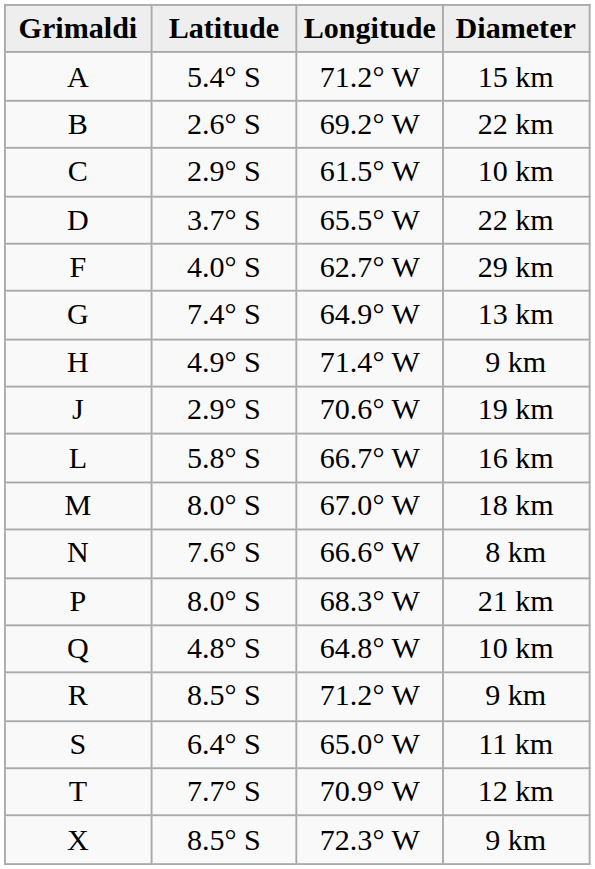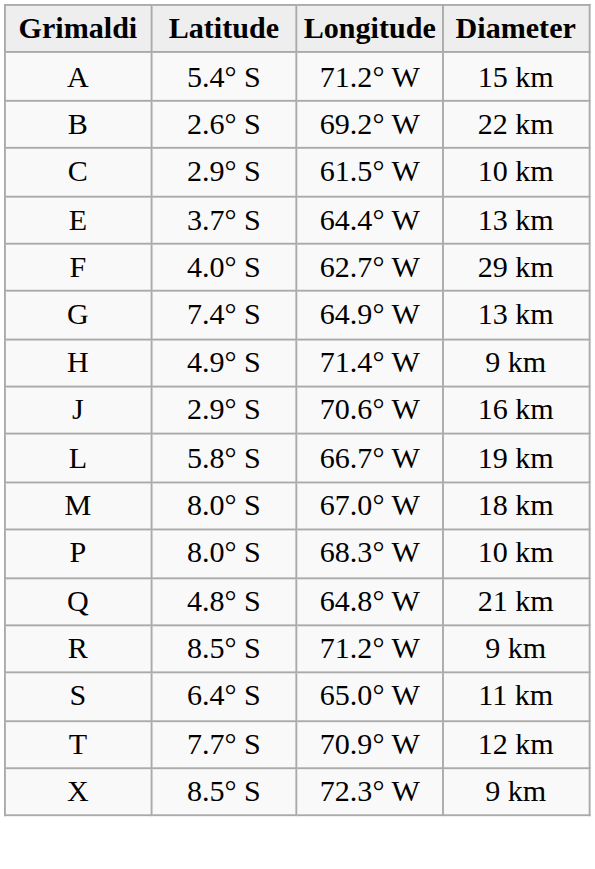- row: (78, 219)
+ row: (78, 219)
(516, 409) 19 km -> (516, 409) 16 km
(516, 457) 16 km -> (516, 457) 19 km
- row: (78, 553)
(516, 600) 21 km -> (516, 553) 10 km
(516, 648) 10 km -> (516, 600) 21 km
